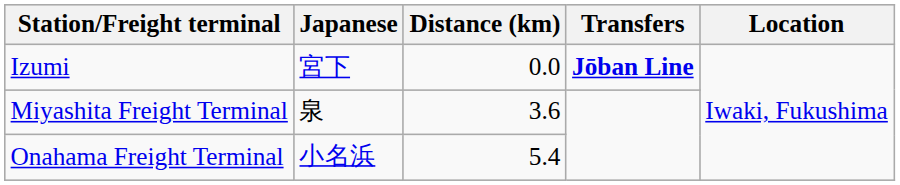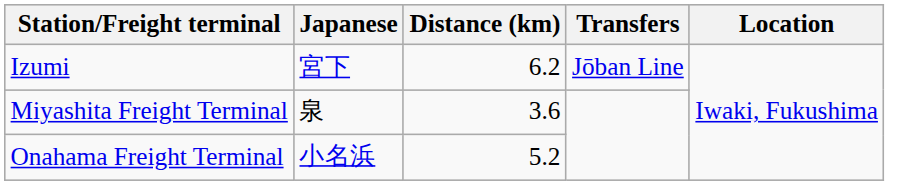(545, 67) 0.0 -> (545, 67) 6.2
(633, 67) bold -> (628, 67) normal
(545, 156) 5.4 -> (545, 156) 5.2
